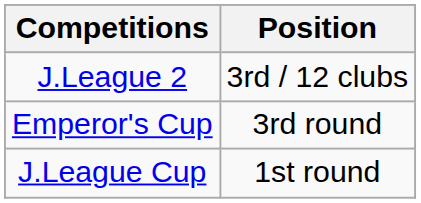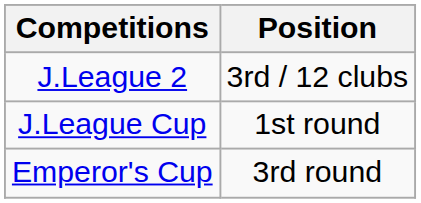rows swapped: (112, 124) <-> (112, 172)
